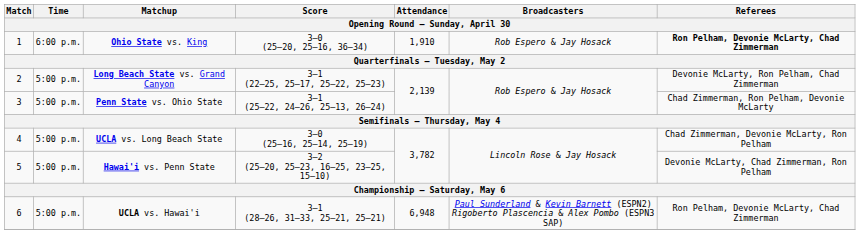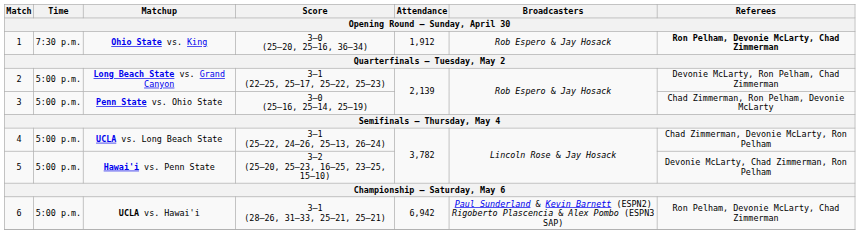(58, 43) 6:00 p.m. -> (58, 43) 7:30 p.m.
(422, 43) 1,910 -> (422, 43) 1,912
(315, 103) 3–1 (25–22, 24–26, 25–13, 26–24) -> (315, 103) 3–0 (25–16, 25–14, 25–19)
(315, 140) 3–0 (25–16, 25–14, 25–19) -> (315, 140) 3–1 (25–22, 24–26, 25–13, 26–24)
(422, 214) 6,948 -> (422, 214) 6,942
